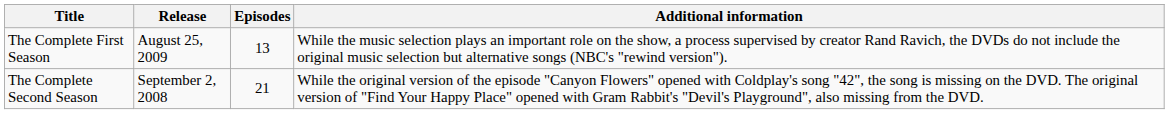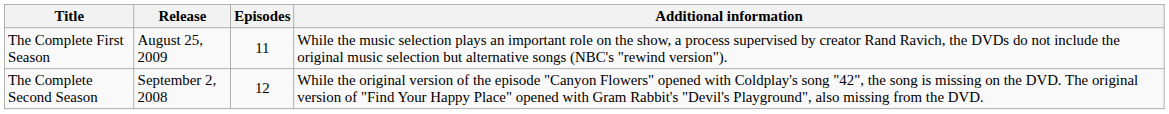(262, 48) 13 -> (262, 48) 11
(262, 88) 21 -> (262, 88) 12
